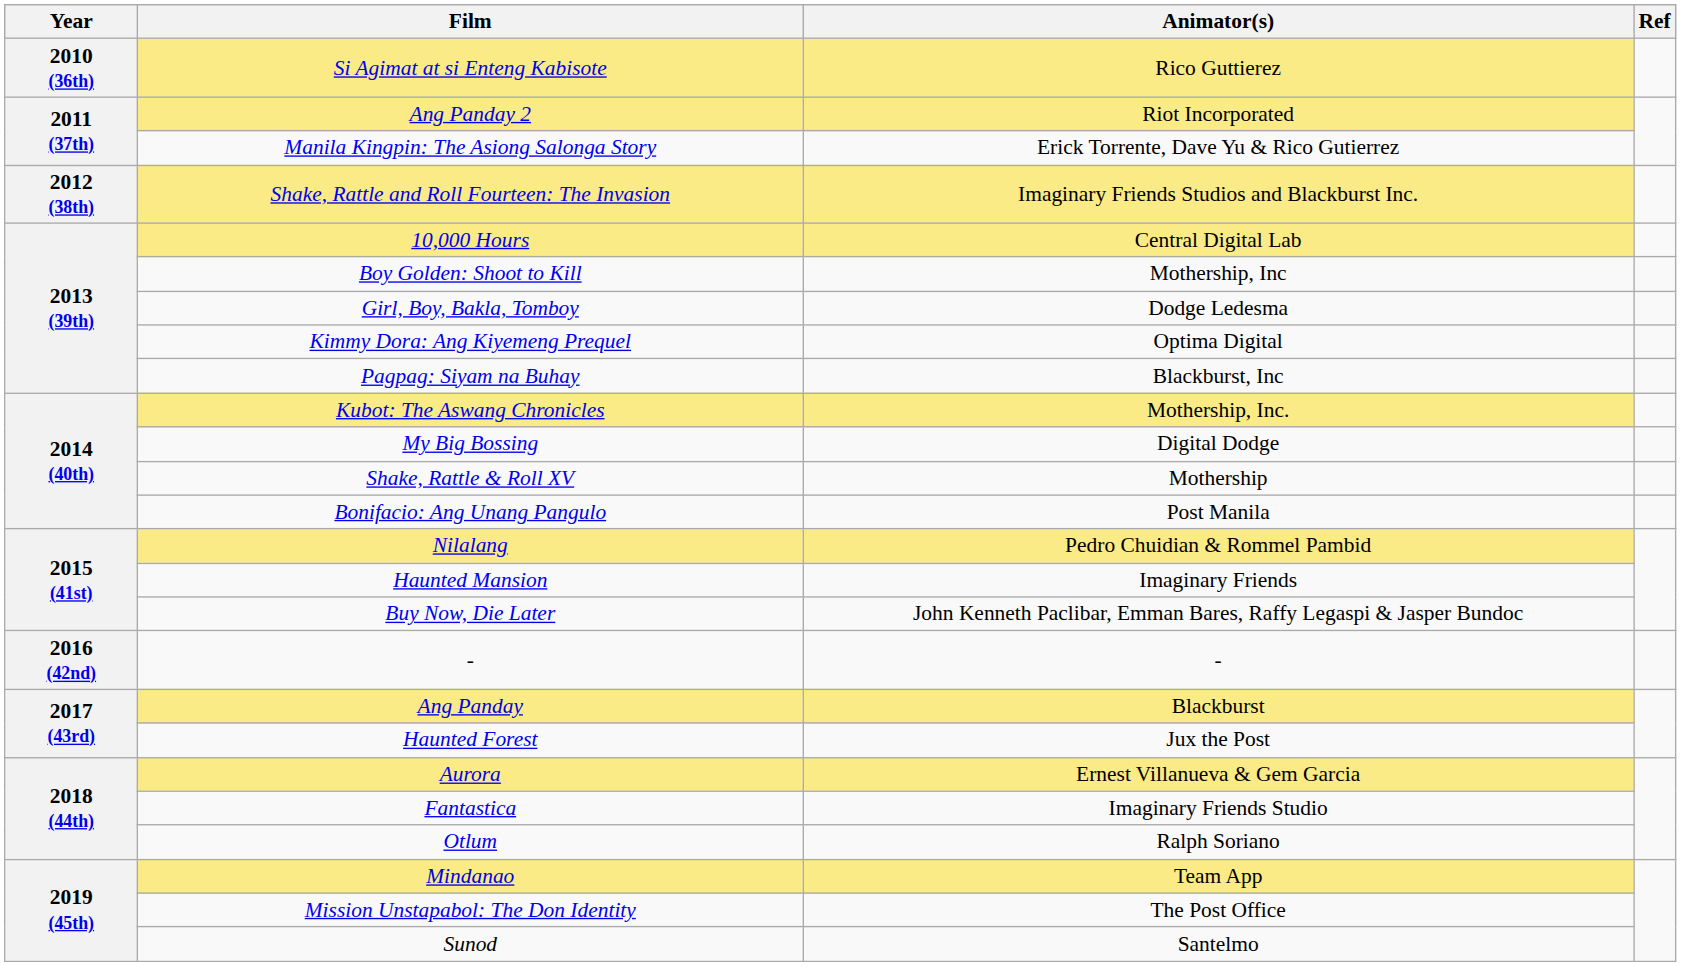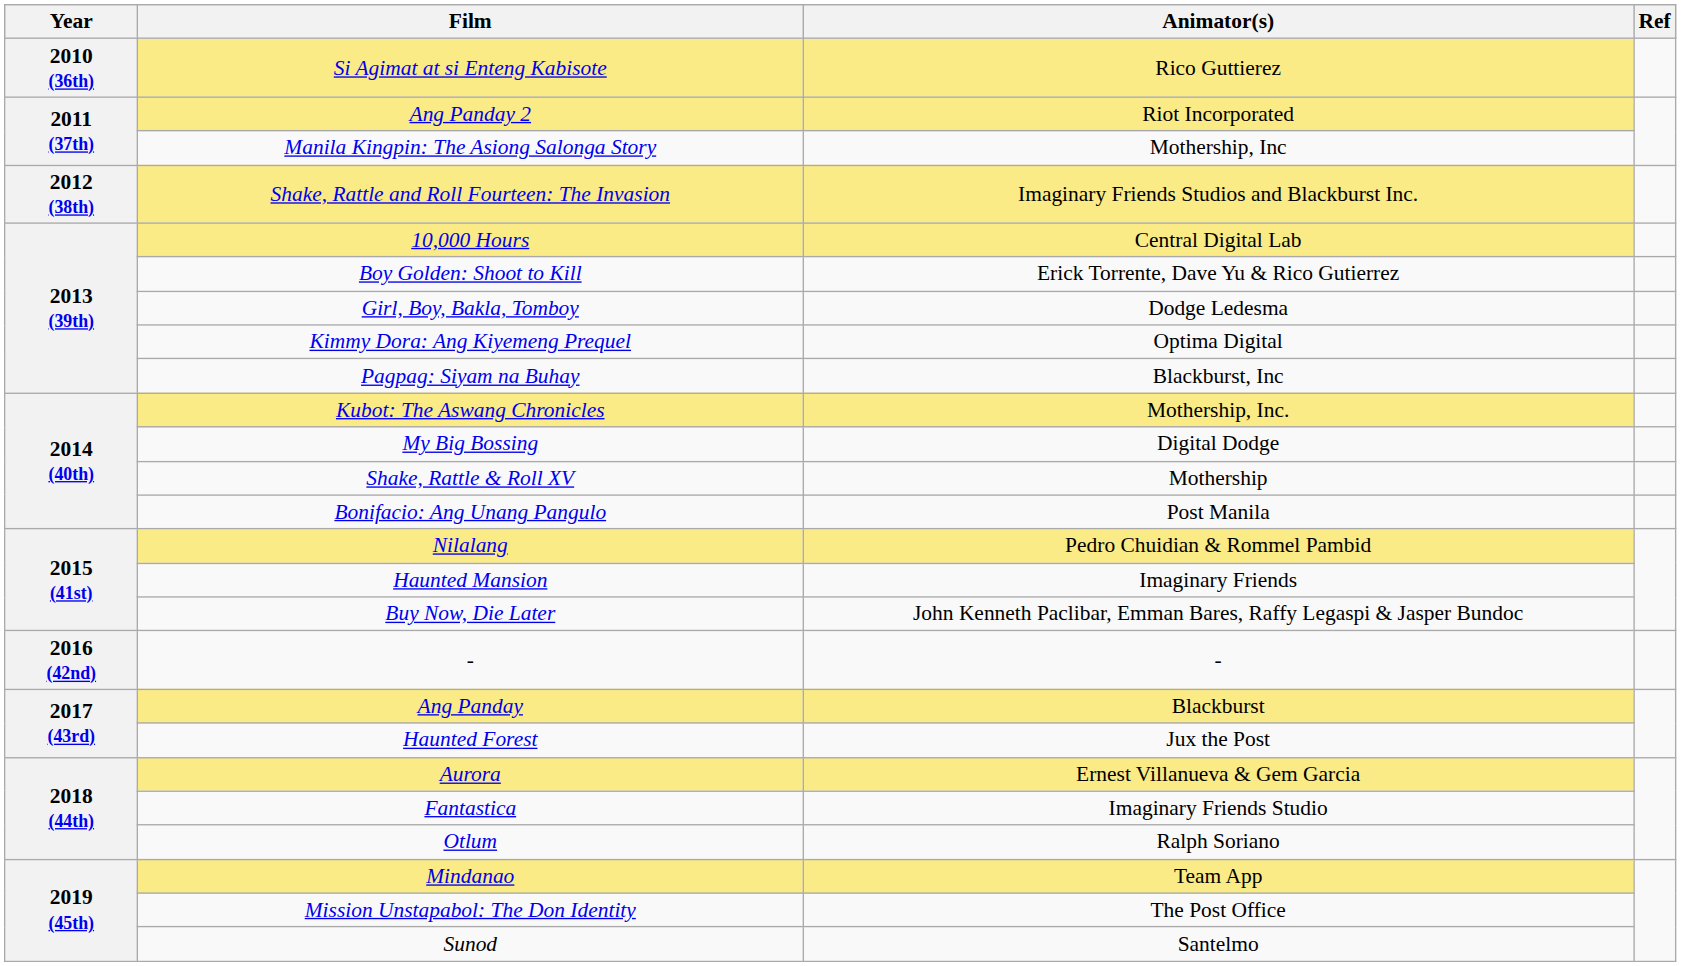(1218, 147) Erick Torrente, Dave Yu & Rico Gutierrez -> (1218, 147) Mothership, Inc
(1218, 273) Mothership, Inc -> (1218, 273) Erick Torrente, Dave Yu & Rico Gutierrez
